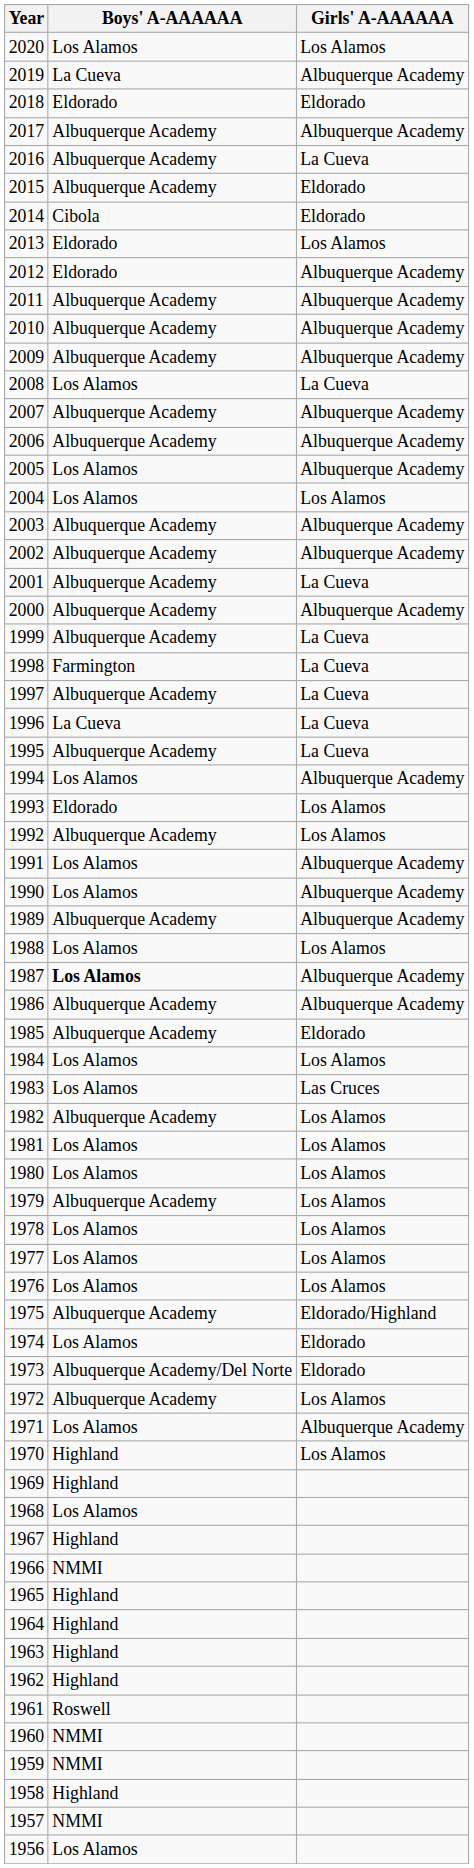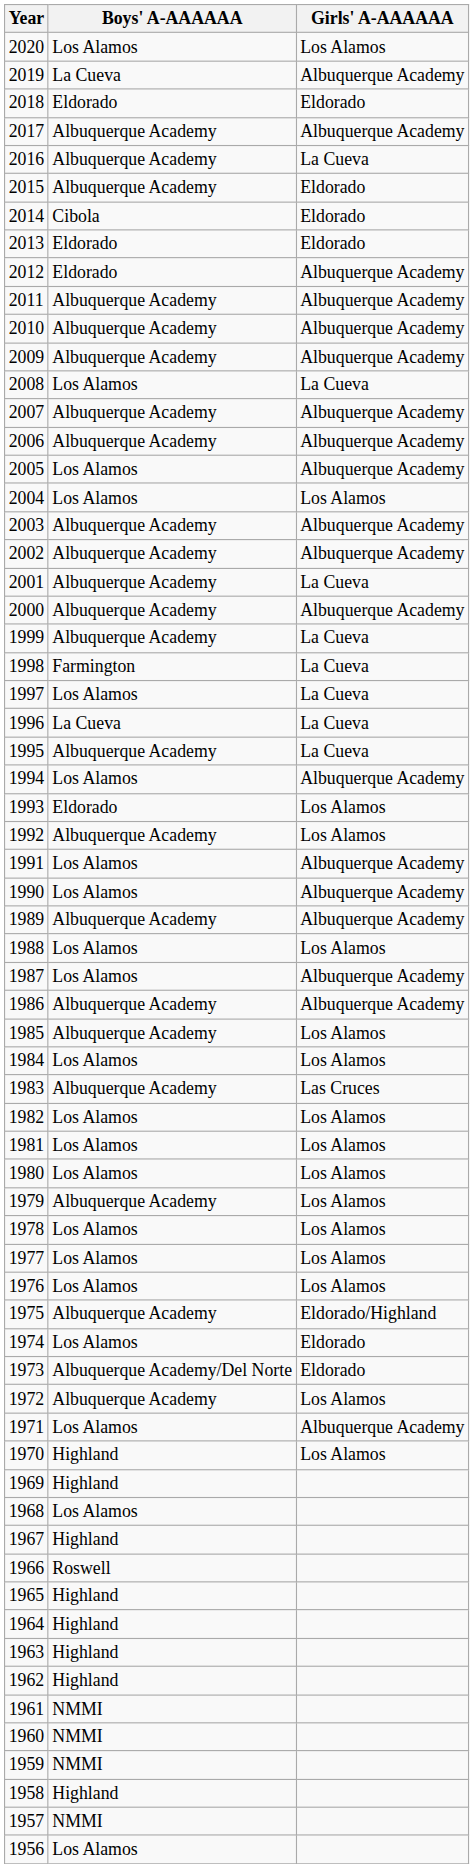(343, 243) Los Alamos -> (333, 243) Eldorado
(134, 694) Albuquerque Academy -> (95, 694) Los Alamos
(97, 976) bold -> (95, 976) normal
(333, 1032) Eldorado -> (343, 1032) Los Alamos
(95, 1088) Los Alamos -> (134, 1088) Albuquerque Academy
(134, 1117) Albuquerque Academy -> (95, 1117) Los Alamos
(78, 1567) NMMI -> (81, 1567) Roswell
(81, 1708) Roswell -> (78, 1708) NMMI
